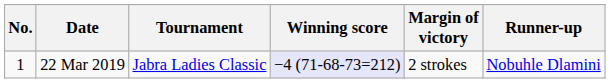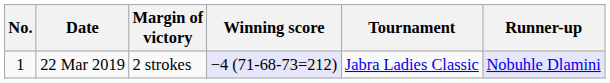columns swapped: (199, 27) <-> (443, 27)
(544, 64) no background -> (544, 64) lavender background
